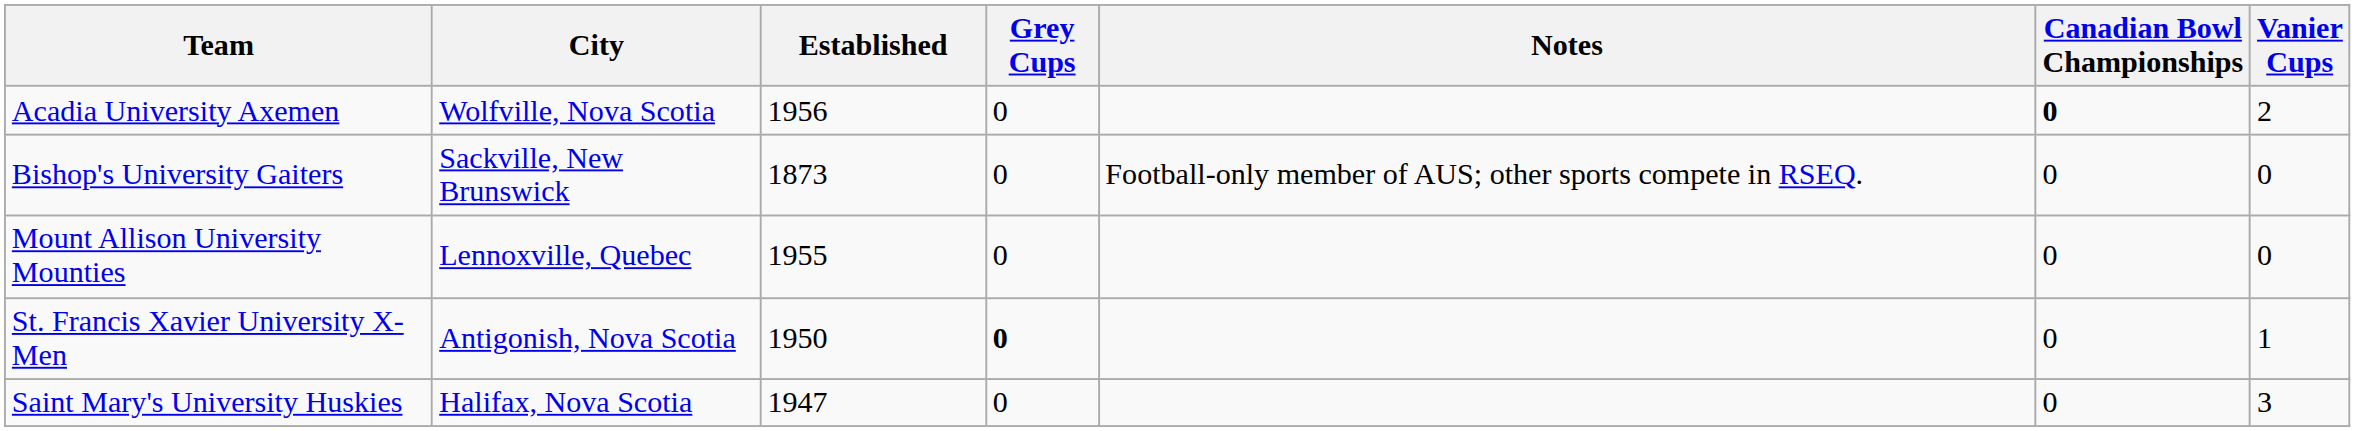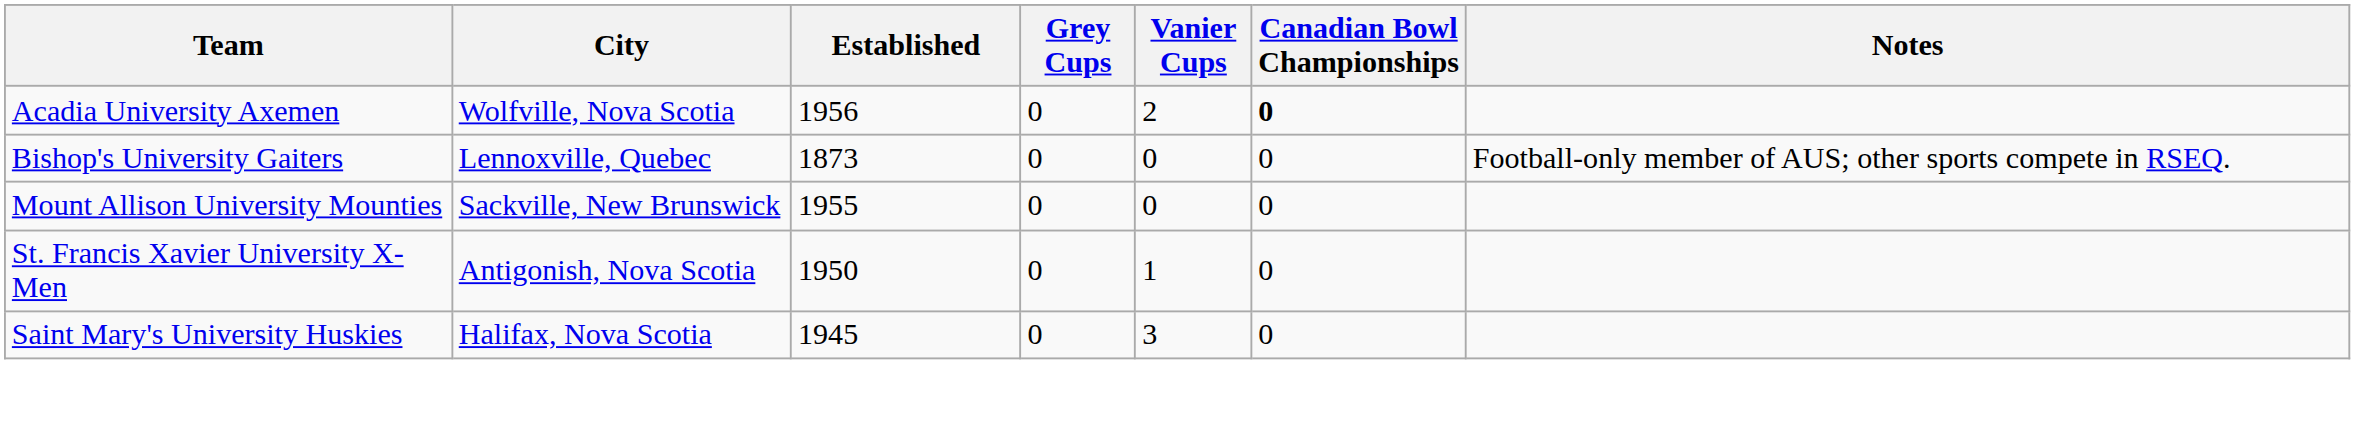columns swapped: (2300, 45) <-> (1567, 45)
(531, 174) Sackville, New Brunswick -> (585, 157) Lennoxville, Quebec
(565, 256) Lennoxville, Quebec -> (620, 205) Sackville, New Brunswick
(1000, 337) bold -> (1035, 269) normal
(798, 402) 1947 -> (828, 334) 1945
